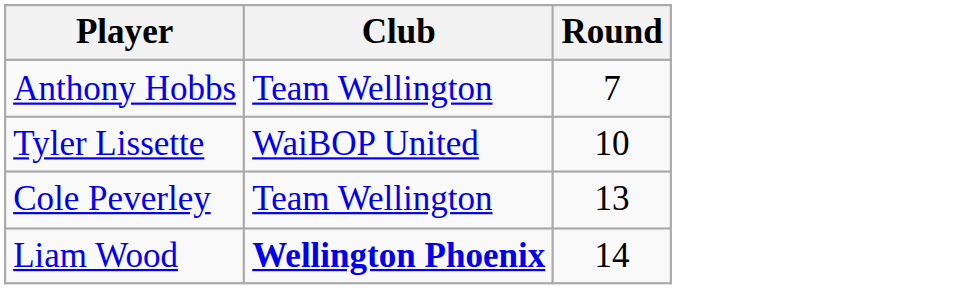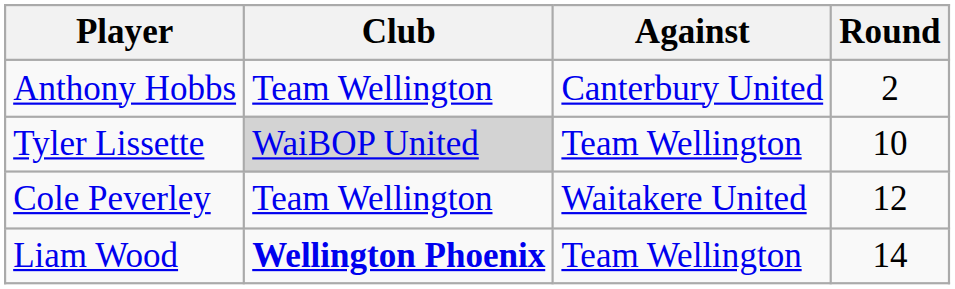+ column: (692, 32)
(612, 87) 7 -> (890, 87) 2
(366, 143) no background -> (366, 143) lightgrey background
(612, 198) 13 -> (890, 198) 12
